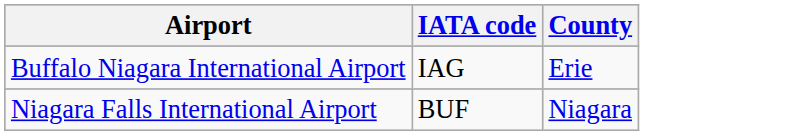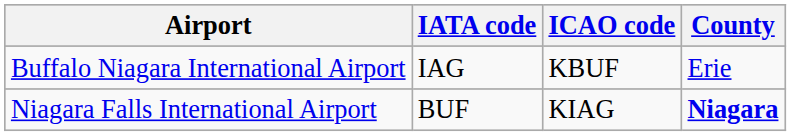+ column: (612, 25)
(590, 109) normal -> (733, 109) bold
